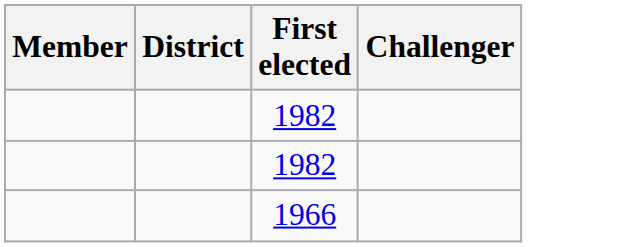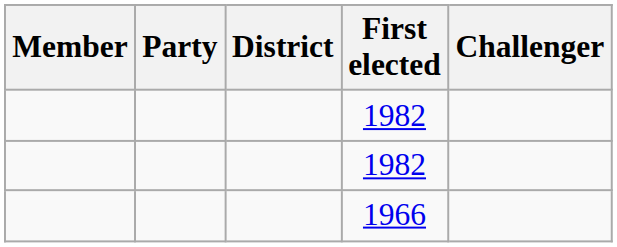+ column: (180, 47)
